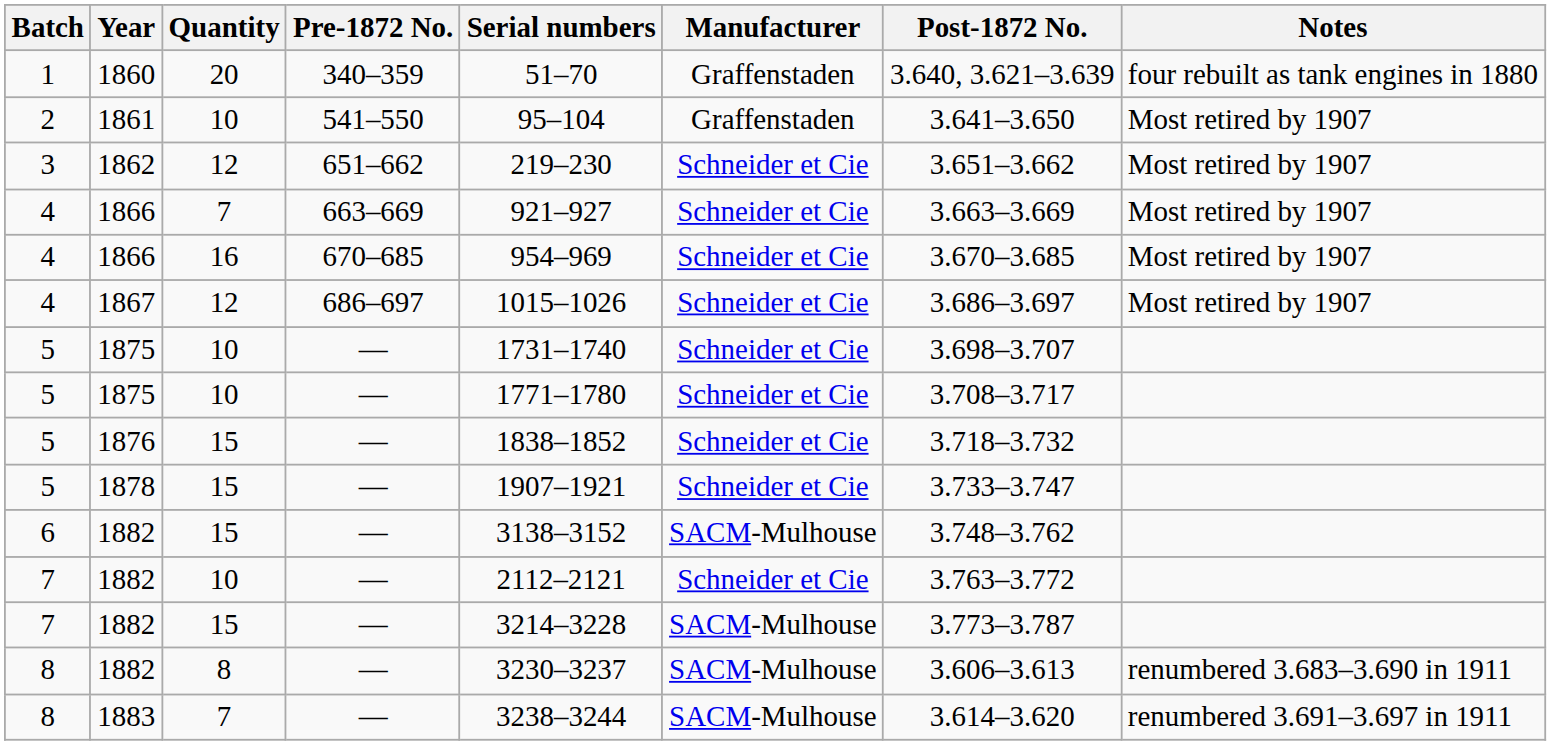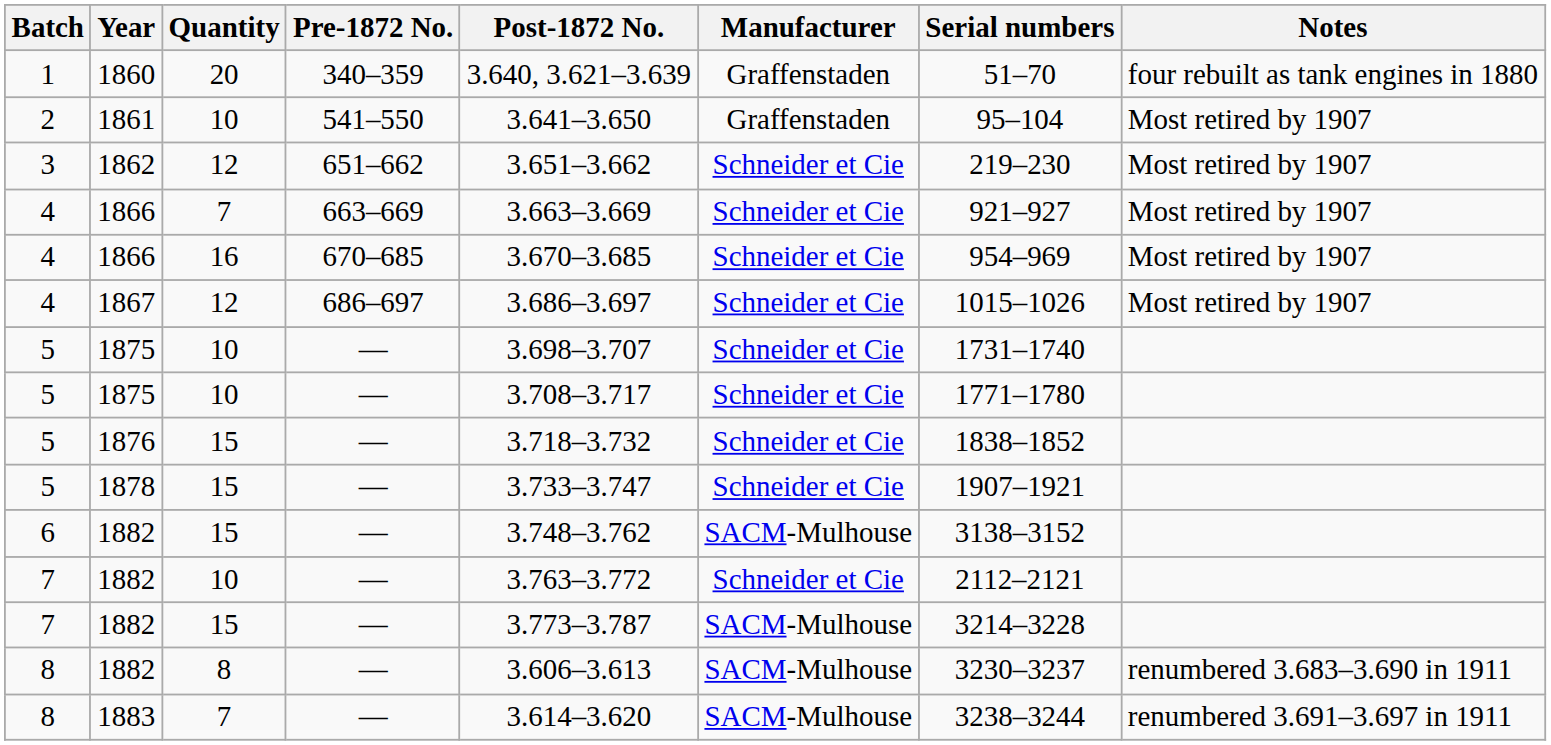columns swapped: (1002, 27) <-> (561, 27)
